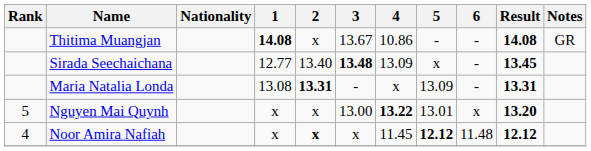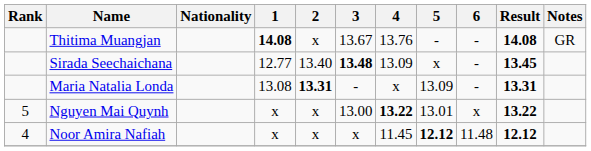(396, 39) 10.86 -> (396, 39) 13.76
(520, 110) 13.20 -> (520, 110) 13.22
(315, 134) bold -> (315, 134) normal
